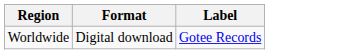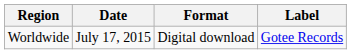+ column: (113, 15)
